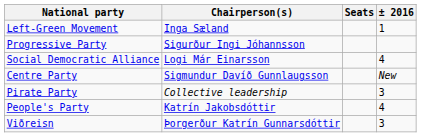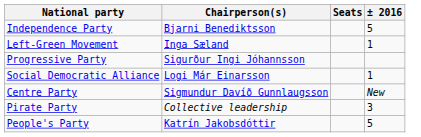+ row: (60, 28)
(382, 60) 4 -> (370, 76) 1
(382, 108) 4 -> (370, 124) 5
- row: (30, 124)
